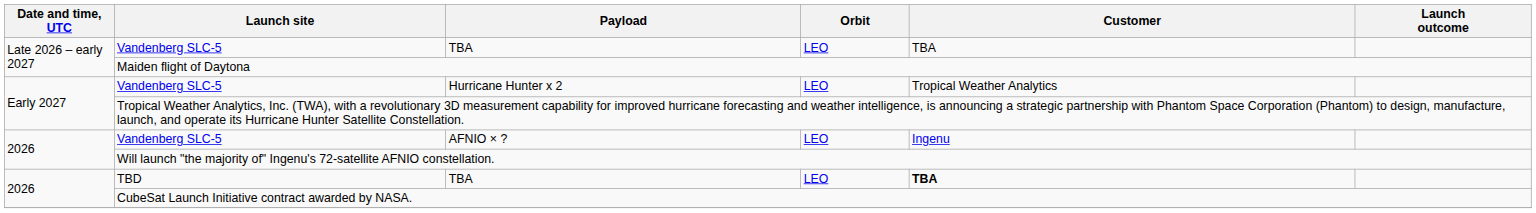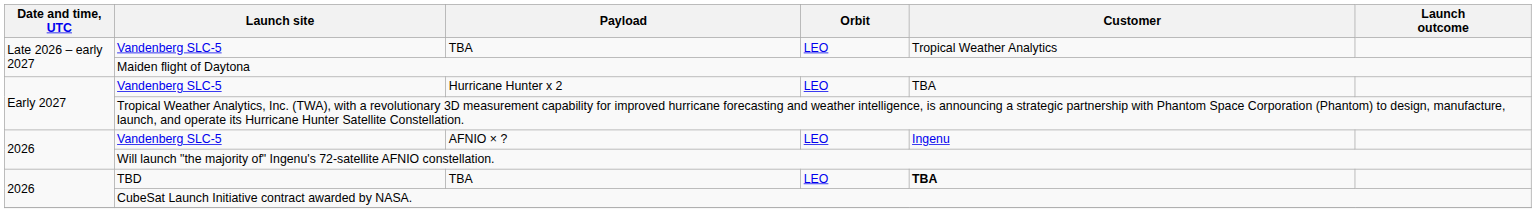(924, 47) TBA -> (985, 47) Tropical Weather Analytics
(985, 86) Tropical Weather Analytics -> (924, 86) TBA
